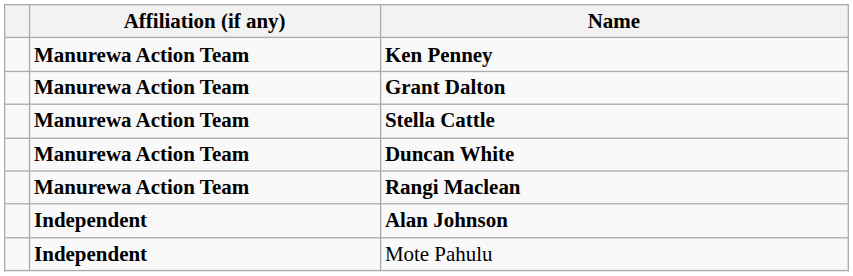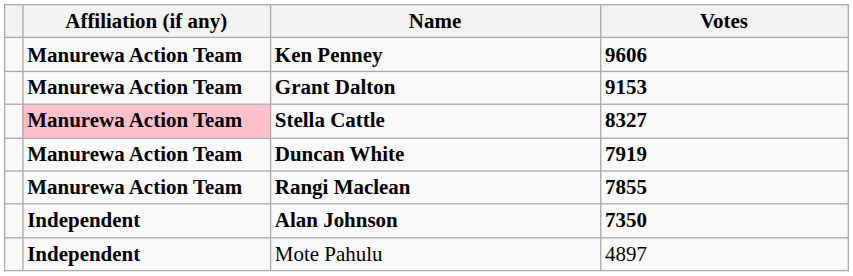+ column: (724, 21)
(142, 120) no background -> (135, 120) pink background
